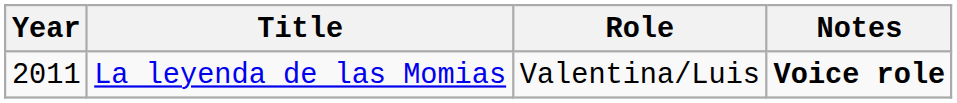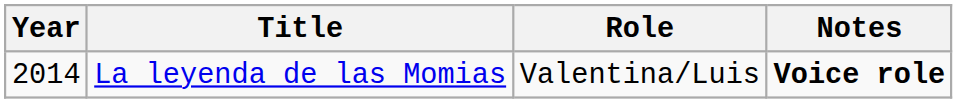(46, 75) 2011 -> (46, 75) 2014
